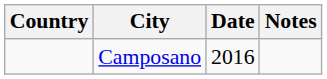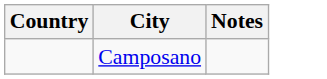- column: (233, 21)
